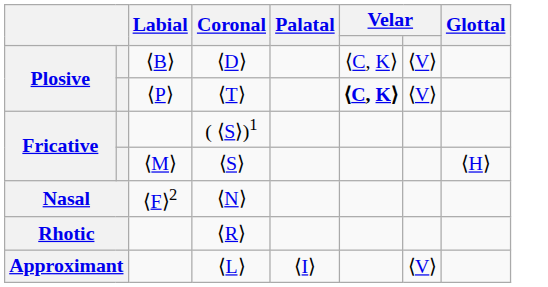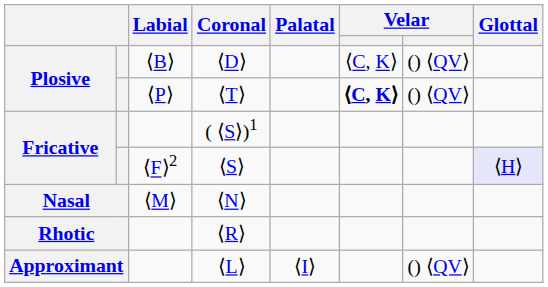(422, 62) ⟨V⟩ -> (438, 62) () ⟨QV⟩
(422, 94) ⟨V⟩ -> (438, 94) () ⟨QV⟩
(160, 164) ⟨M⟩ -> (160, 165) ⟨F⟩2
(476, 164) no background -> (508, 166) lavender background
(160, 198) ⟨F⟩2 -> (160, 201) ⟨M⟩
(422, 266) ⟨V⟩ -> (438, 266) () ⟨QV⟩
